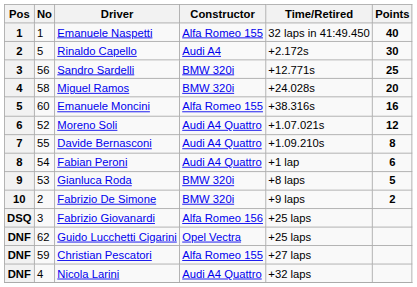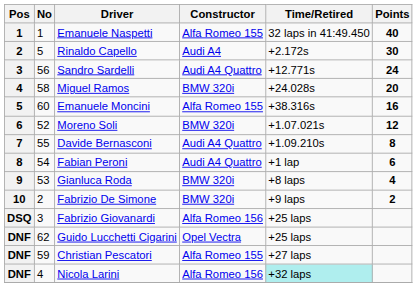(208, 69) BMW 320i -> (222, 69) Audi A4 Quattro
(392, 69) 25 -> (392, 69) 24
(222, 125) Audi A4 Quattro -> (208, 125) BMW 320i
(392, 181) 5 -> (392, 181) 4
(222, 273) Audi A4 Quattro -> (223, 273) Alfa Romeo 156
(290, 273) no background -> (290, 273) paleturquoise background
